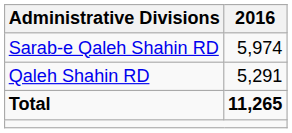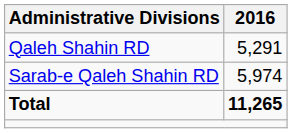rows swapped: (79, 76) <-> (114, 47)
